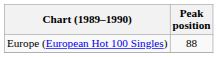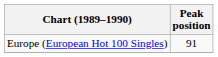(192, 43) 88 -> (192, 43) 91
